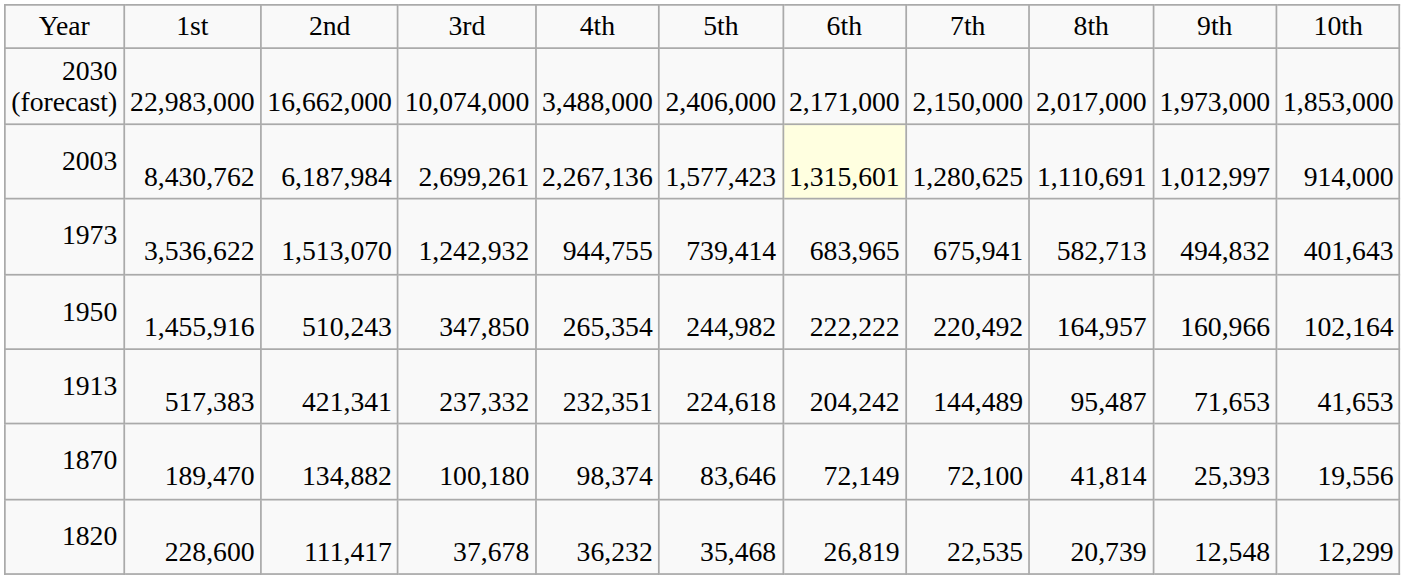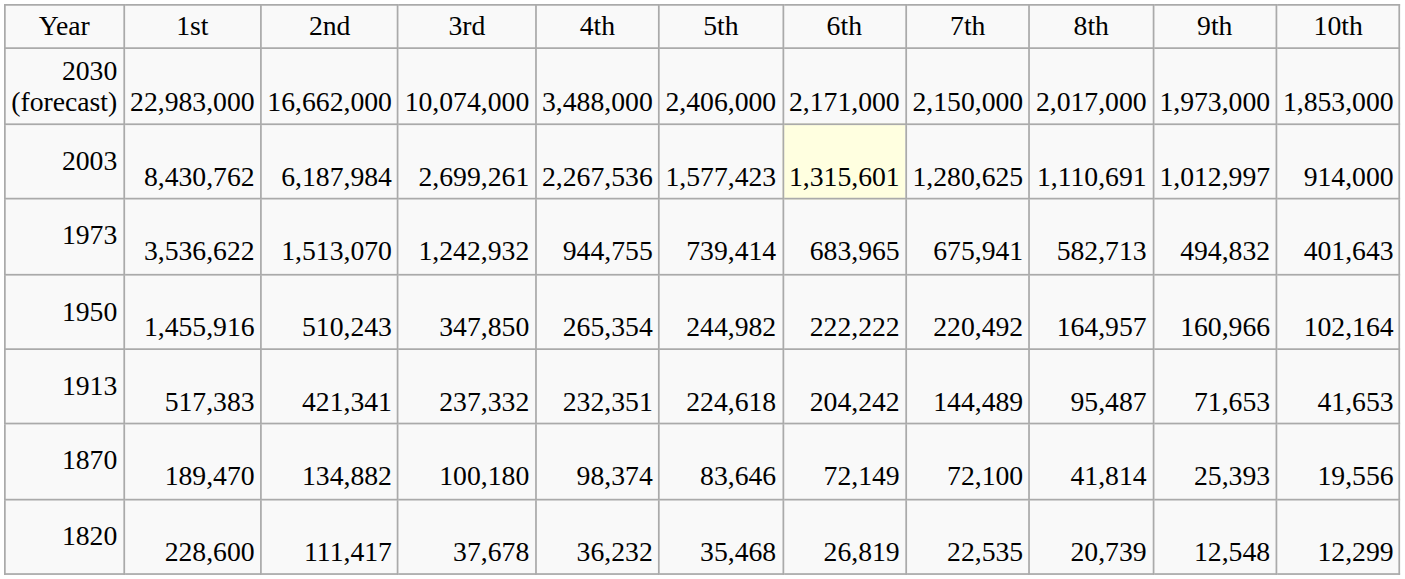(597, 176) 2,267,136 -> (597, 176) 2,267,536
